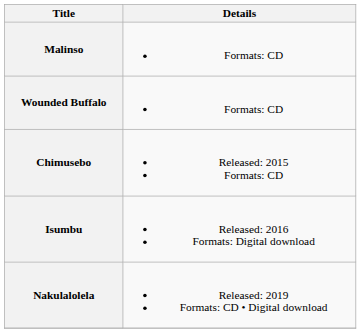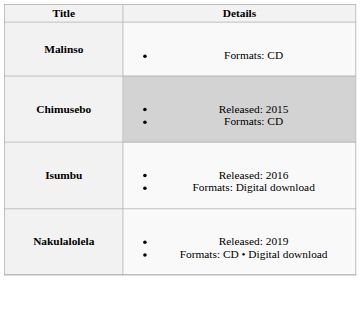- row: (64, 102)
(239, 169) no background -> (239, 115) lightgrey background
